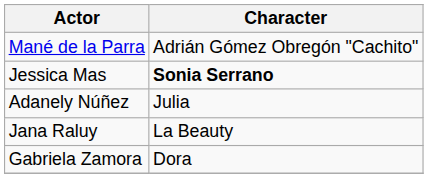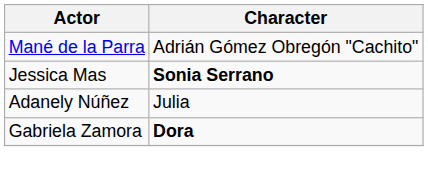- row: (53, 131)
(172, 159) normal -> (173, 131) bold
